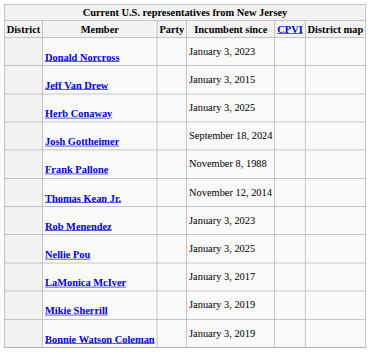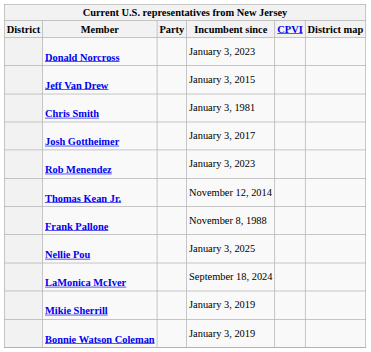- row: (79, 113)
+ row: (72, 113)
(231, 136) September 18, 2024 -> (222, 136) January 3, 2017
rows swapped: (77, 170) <-> (78, 226)
(222, 277) January 3, 2017 -> (231, 277) September 18, 2024
